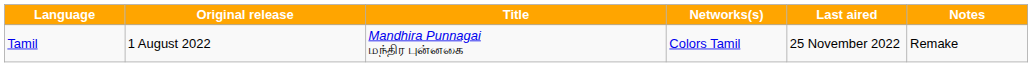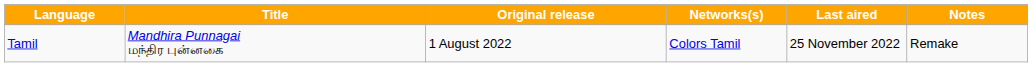columns swapped: (516, 14) <-> (245, 14)
